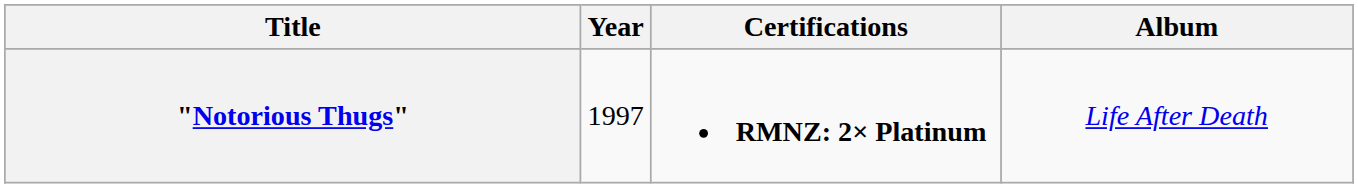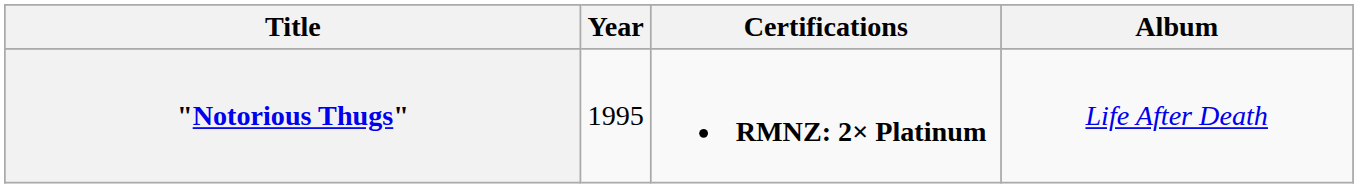(616, 115) 1997 -> (616, 115) 1995
